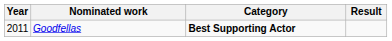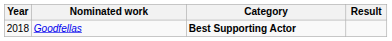(17, 28) 2011 -> (18, 28) 2018
